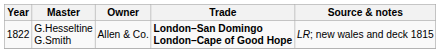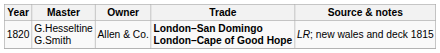(18, 34) 1822 -> (18, 34) 1820
